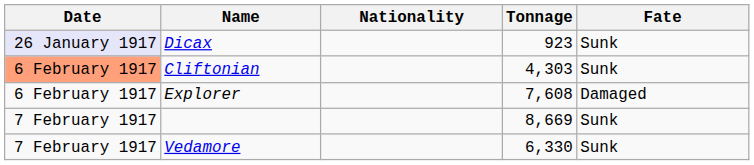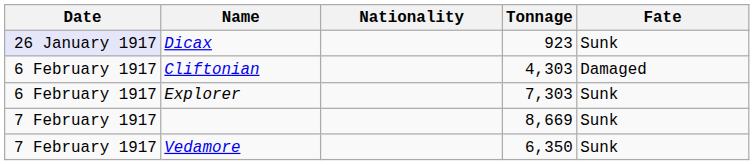(85, 69) lightsalmon background -> (85, 69) no background
(599, 69) Sunk -> (614, 69) Damaged
(549, 95) 7,608 -> (549, 95) 7,303
(614, 95) Damaged -> (599, 95) Sunk
(549, 147) 6,330 -> (549, 147) 6,350
